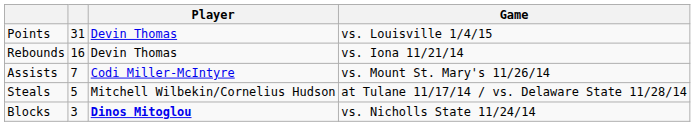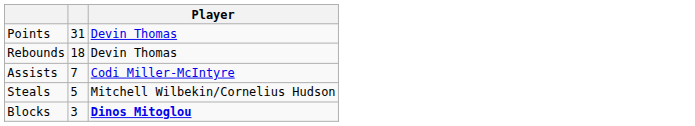- column: (514, 14)
(78, 53) 16 -> (78, 53) 18
